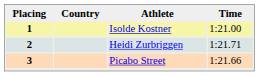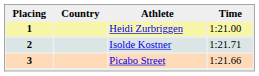(140, 29) Isolde Kostner -> (146, 29) Heidi Zurbriggen
(146, 45) Heidi Zurbriggen -> (140, 45) Isolde Kostner
